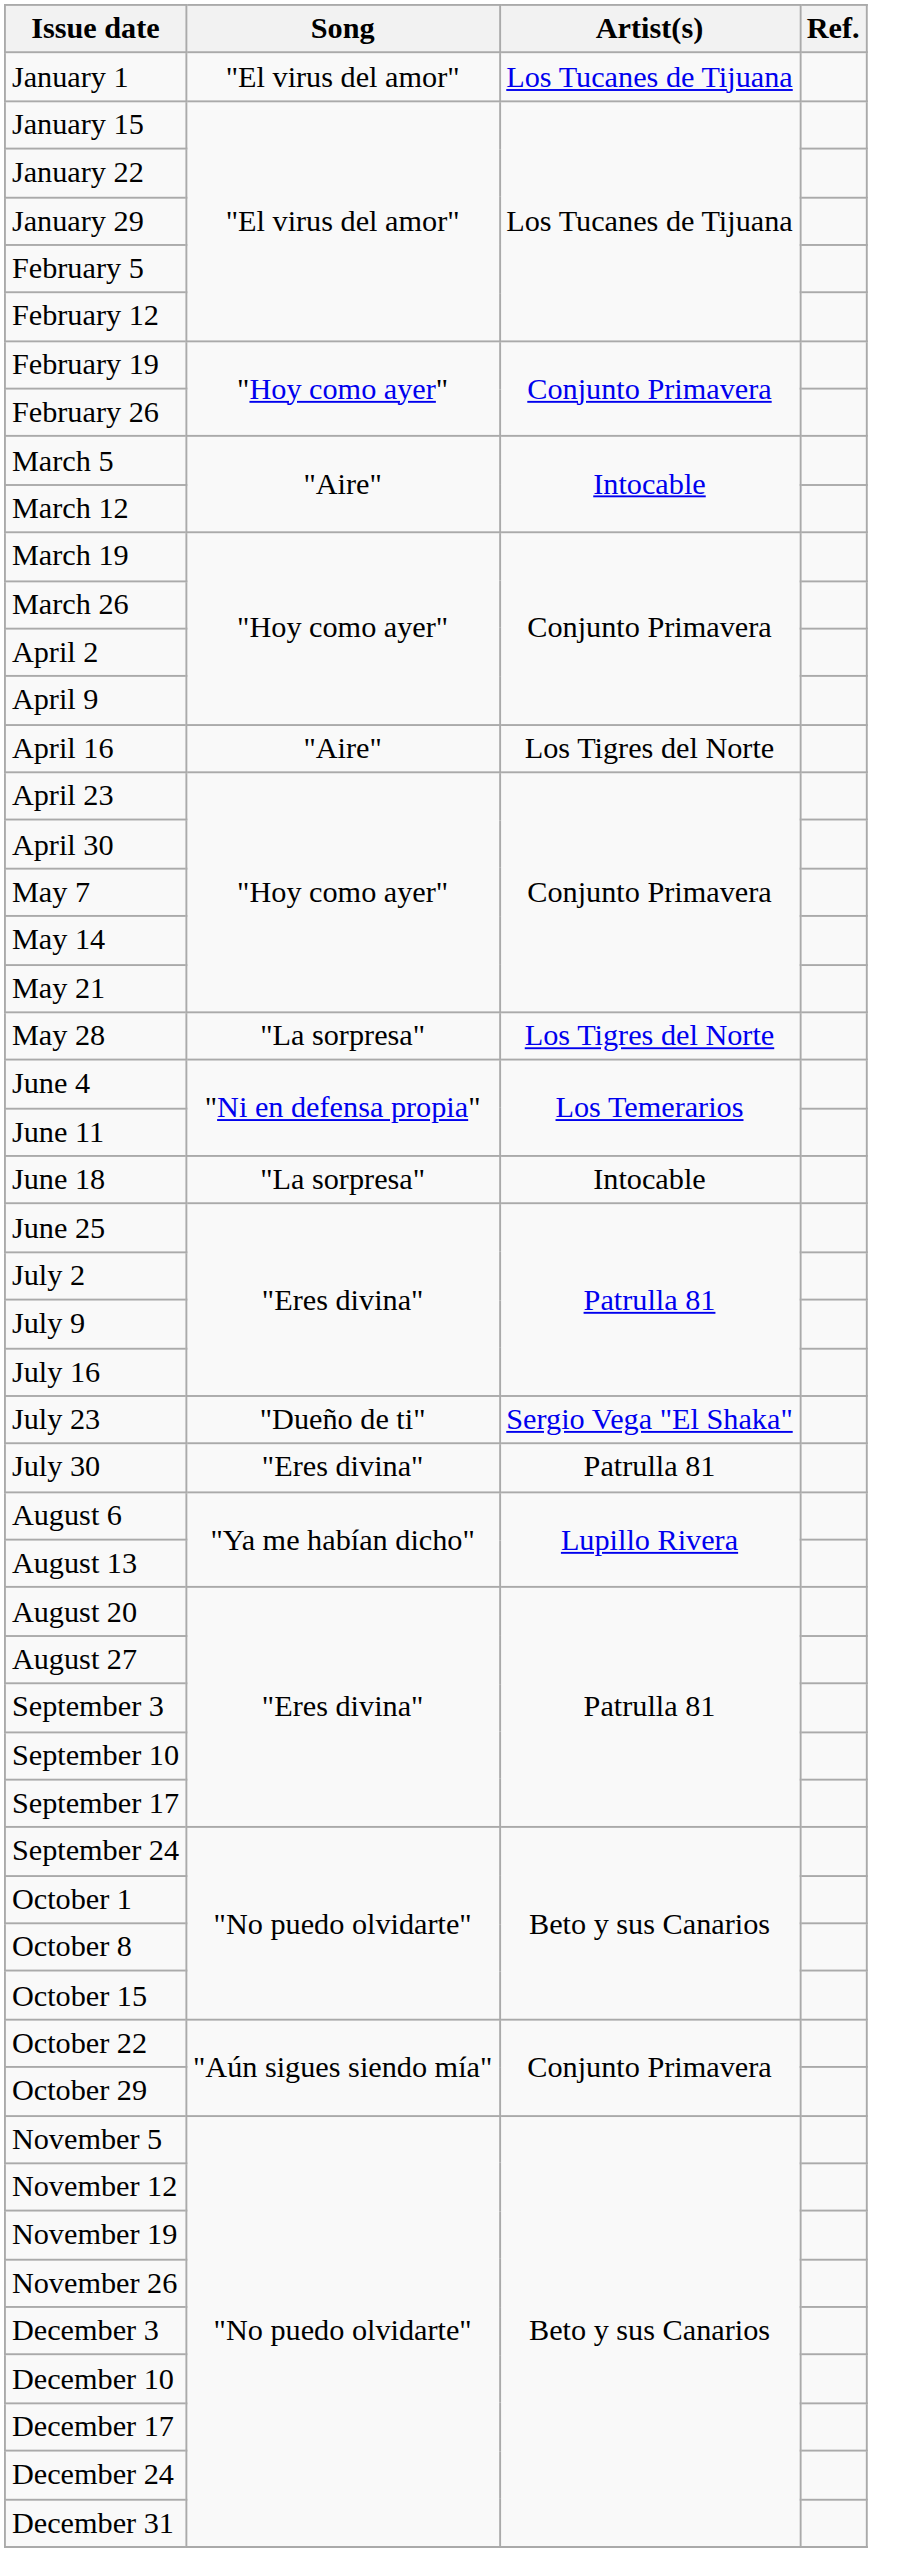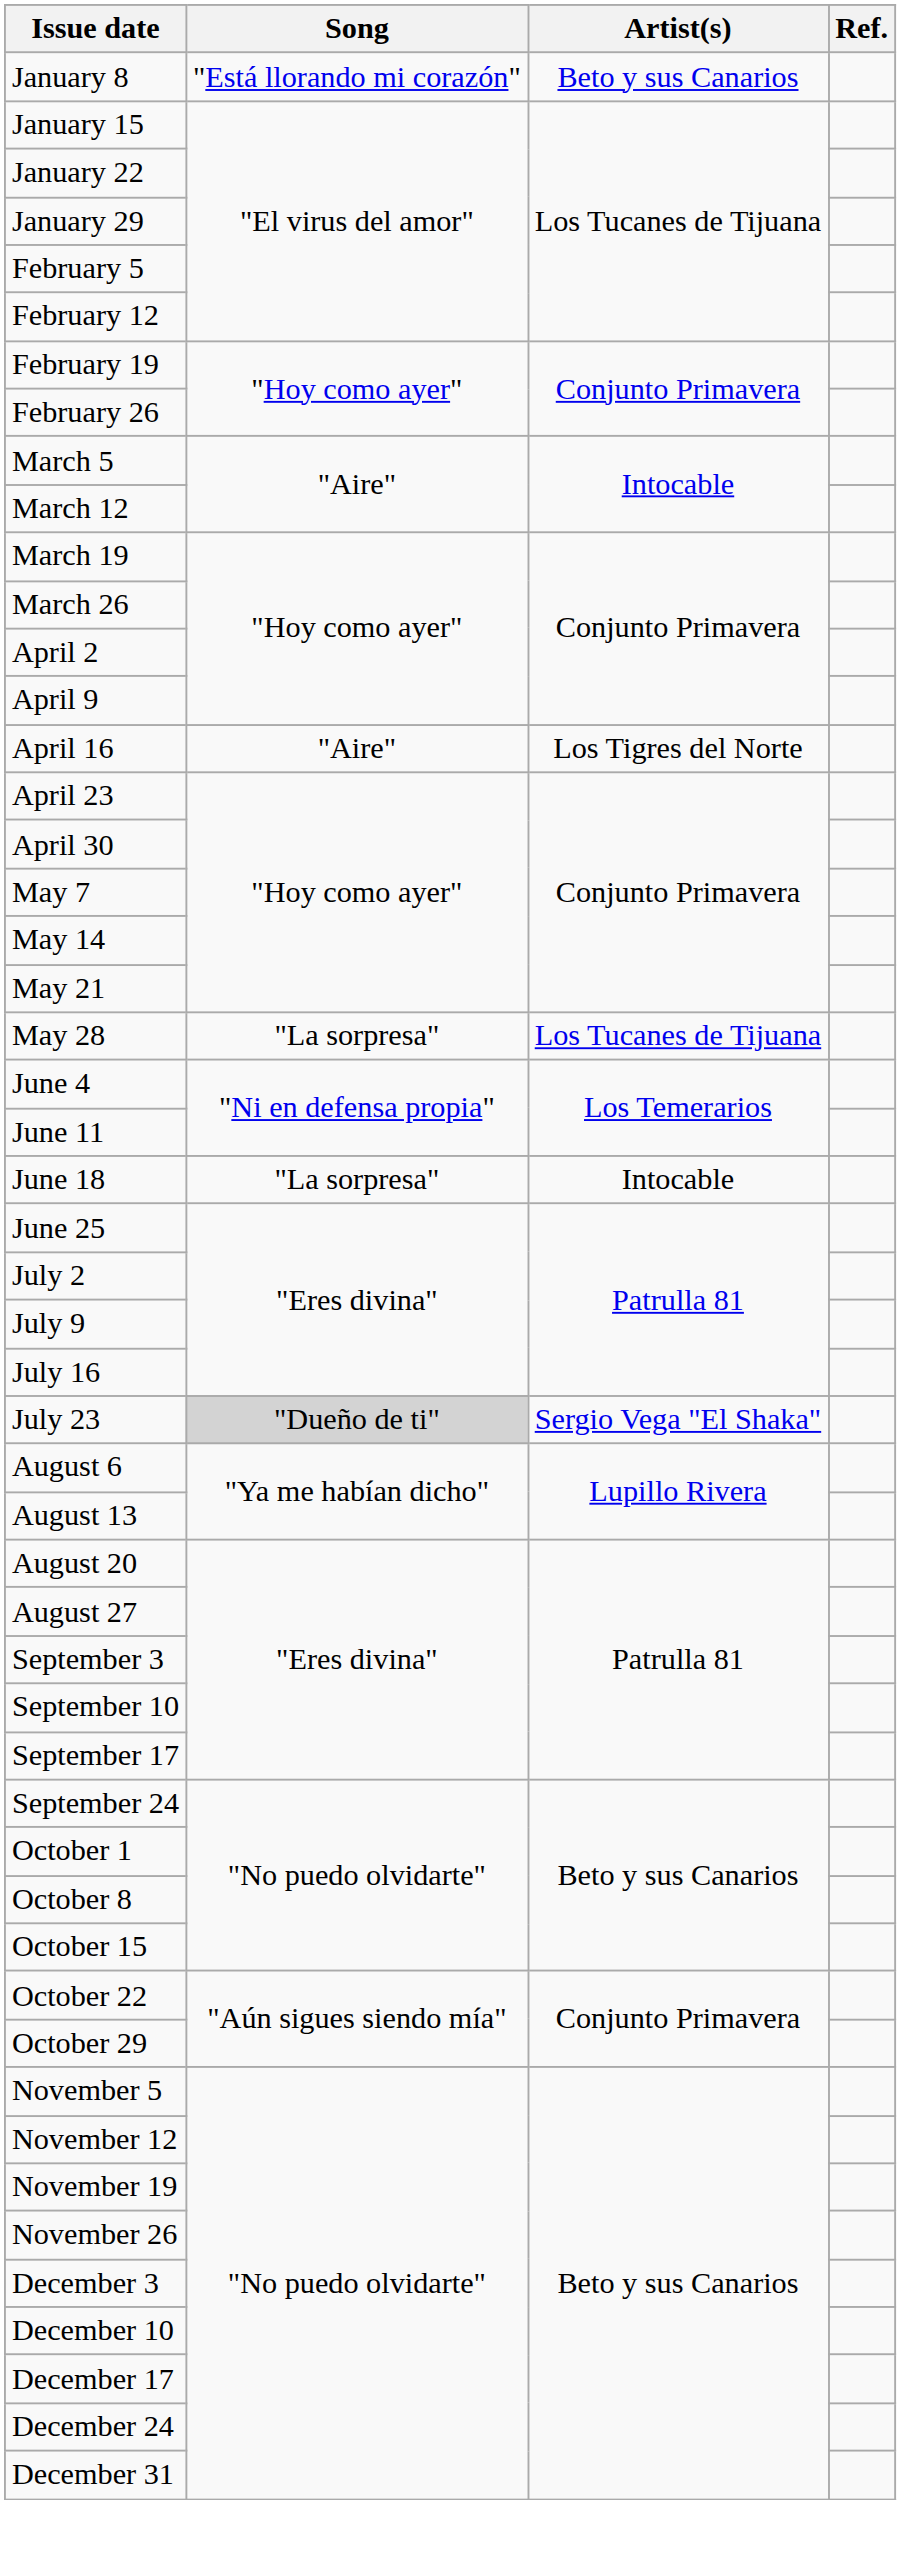- row: (70, 76)
+ row: (70, 76)
(649, 1035) Los Tigres del Norte -> (678, 1035) Los Tucanes de Tijuana
(343, 1419) no background -> (357, 1419) lightgrey background
- row: (56, 1467)
